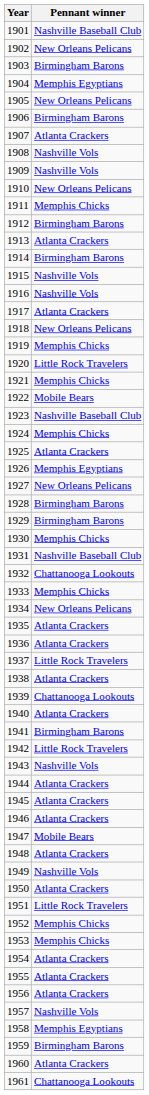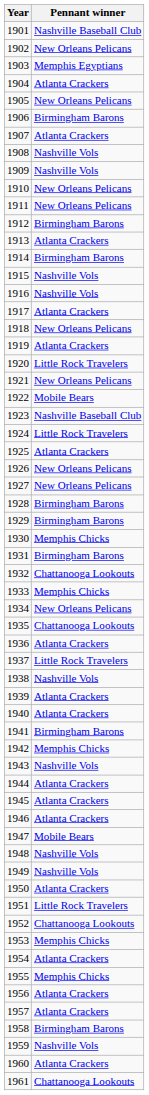(79, 65) Birmingham Barons -> (78, 65) Memphis Egyptians
(78, 83) Memphis Egyptians -> (71, 83) Atlanta Crackers
(72, 205) Memphis Chicks -> (83, 205) New Orleans Pelicans
(72, 345) Memphis Chicks -> (71, 345) Atlanta Crackers
(72, 380) Memphis Chicks -> (83, 380) New Orleans Pelicans
(72, 433) Memphis Chicks -> (81, 433) Little Rock Travelers
(78, 468) Memphis Egyptians -> (83, 468) New Orleans Pelicans
(88, 556) Nashville Baseball Club -> (79, 556) Birmingham Barons
(71, 626) Atlanta Crackers -> (84, 626) Chattanooga Lookouts
(71, 678) Atlanta Crackers -> (66, 678) Nashville Vols
(84, 696) Chattanooga Lookouts -> (71, 696) Atlanta Crackers
(81, 748) Little Rock Travelers -> (72, 748) Memphis Chicks
(71, 853) Atlanta Crackers -> (66, 853) Nashville Vols
(72, 923) Memphis Chicks -> (84, 923) Chattanooga Lookouts
(71, 976) Atlanta Crackers -> (72, 976) Memphis Chicks
(66, 1011) Nashville Vols -> (71, 1011) Atlanta Crackers
(78, 1028) Memphis Egyptians -> (79, 1028) Birmingham Barons
(79, 1046) Birmingham Barons -> (66, 1046) Nashville Vols
